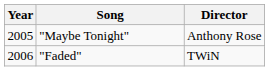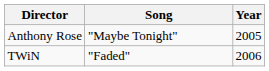columns swapped: (20, 14) <-> (224, 14)
